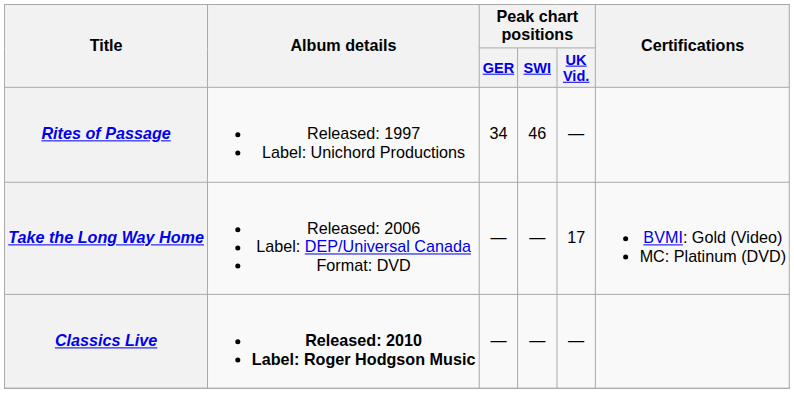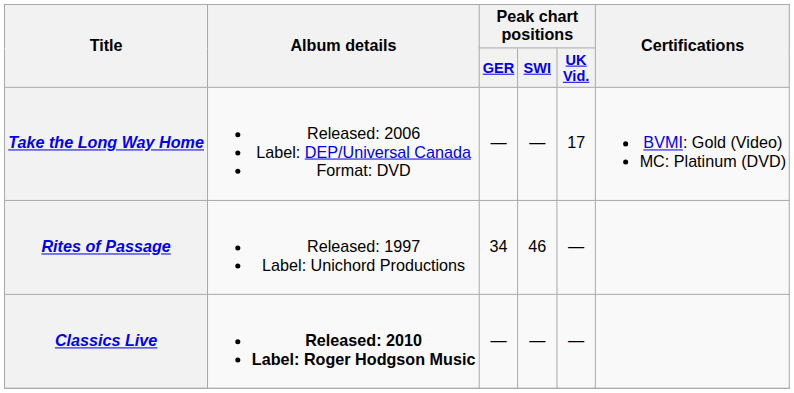rows swapped: (106, 134) <-> (106, 237)
